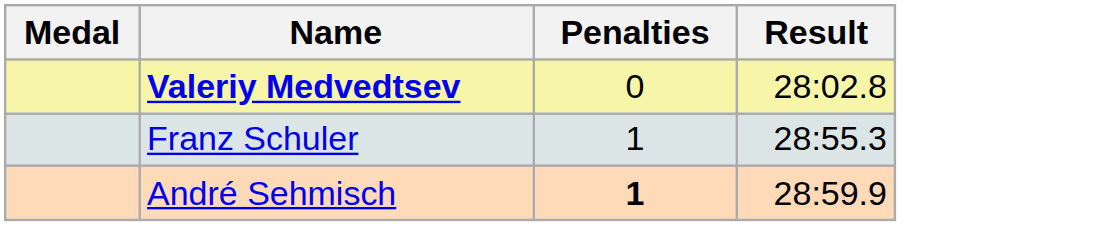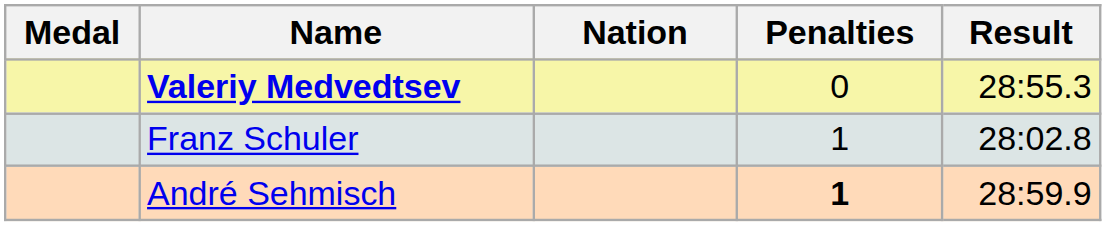+ column: (635, 32)
(830, 86) 28:02.8 -> (1035, 86) 28:55.3
(830, 140) 28:55.3 -> (1035, 140) 28:02.8
